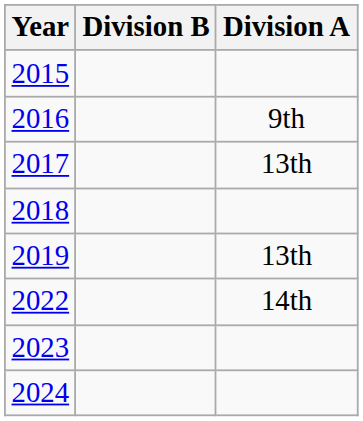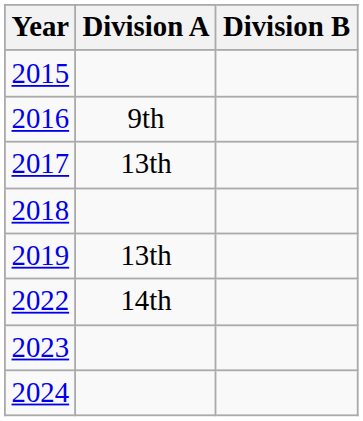columns swapped: (287, 27) <-> (146, 27)
